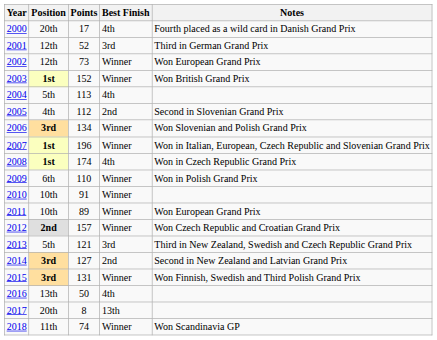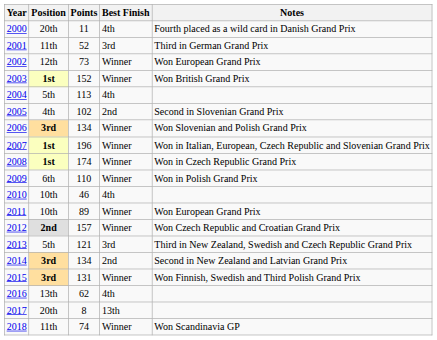(84, 29) 17 -> (84, 29) 11
(49, 46) 12th -> (49, 46) 11th
(84, 112) 112 -> (84, 112) 102
(108, 161) 4th -> (117, 161) Winner
(84, 194) 91 -> (84, 194) 46
(117, 194) Winner -> (108, 194) 4th
(84, 261) 127 -> (84, 261) 134
(84, 294) 50 -> (84, 294) 62
